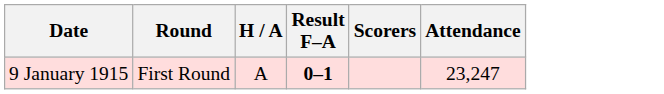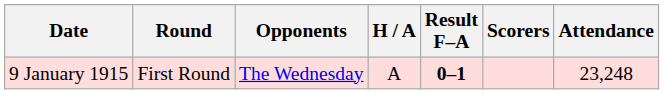+ column: (301, 30)
(473, 72) 23,247 -> (606, 72) 23,248
